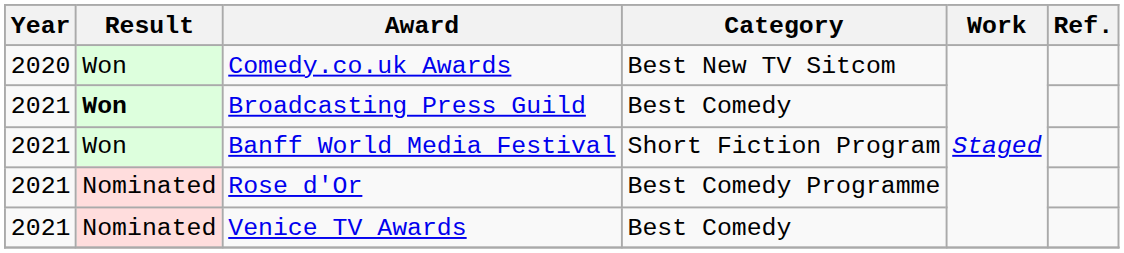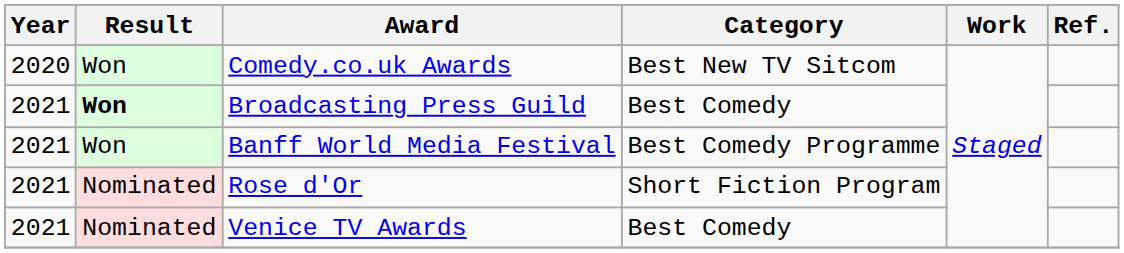(784, 147) Short Fiction Program -> (784, 147) Best Comedy Programme
(784, 187) Best Comedy Programme -> (784, 187) Short Fiction Program
